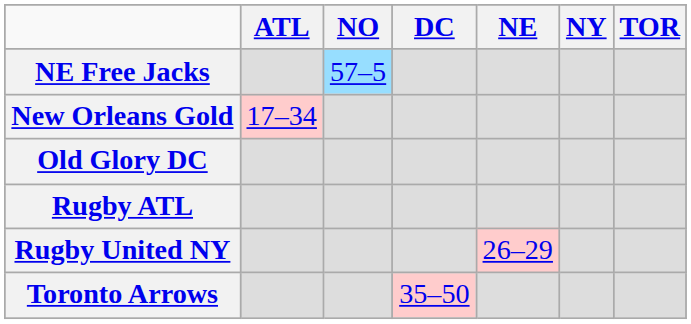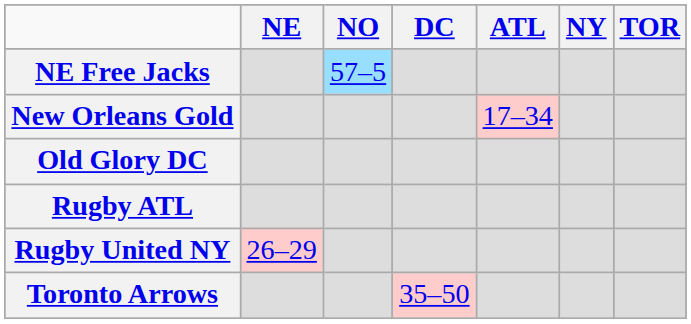columns swapped: (518, 26) <-> (282, 26)
